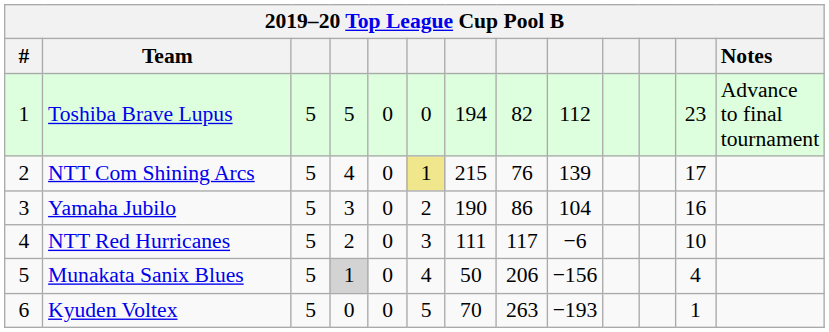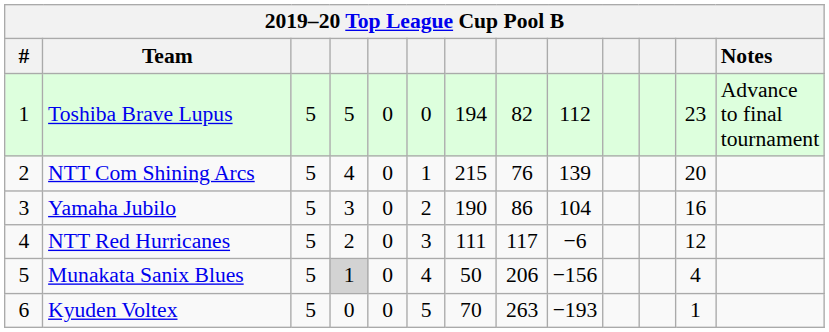(426, 172) khaki background -> (426, 172) no background
(696, 172) 17 -> (696, 172) 20
(696, 241) 10 -> (696, 241) 12
